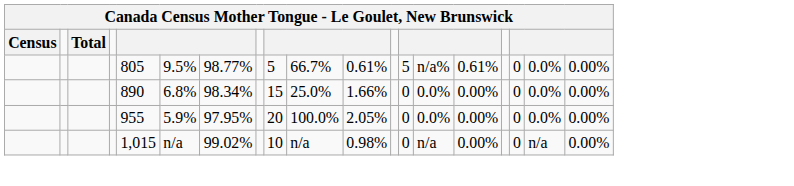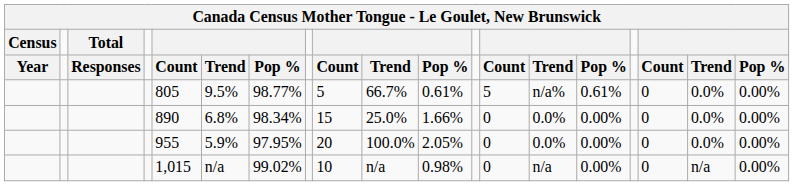+ row: (32, 67)
